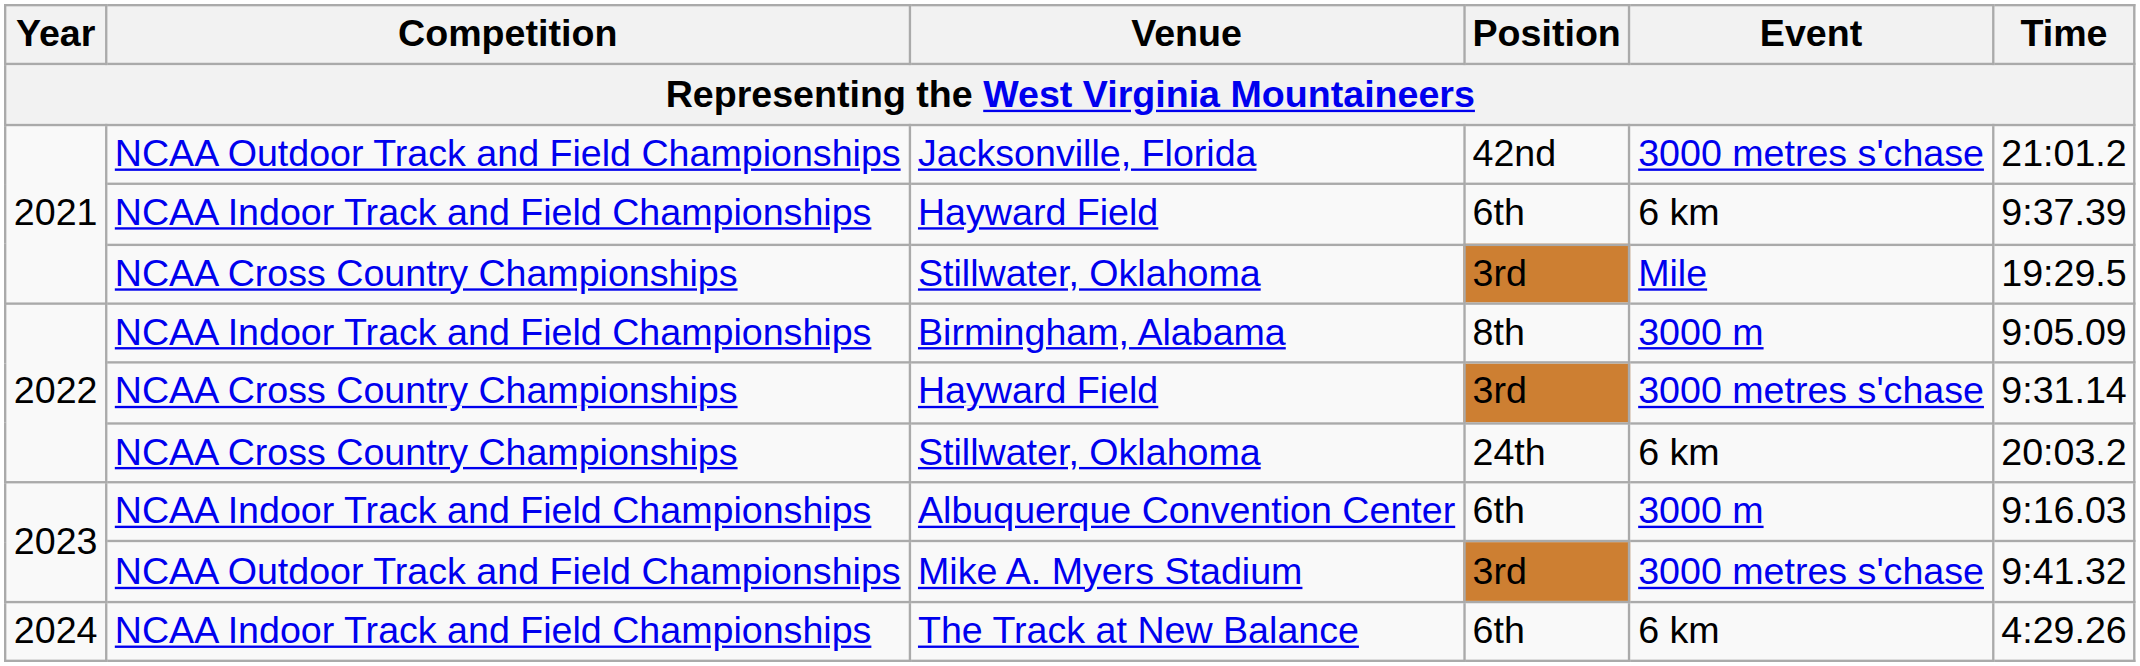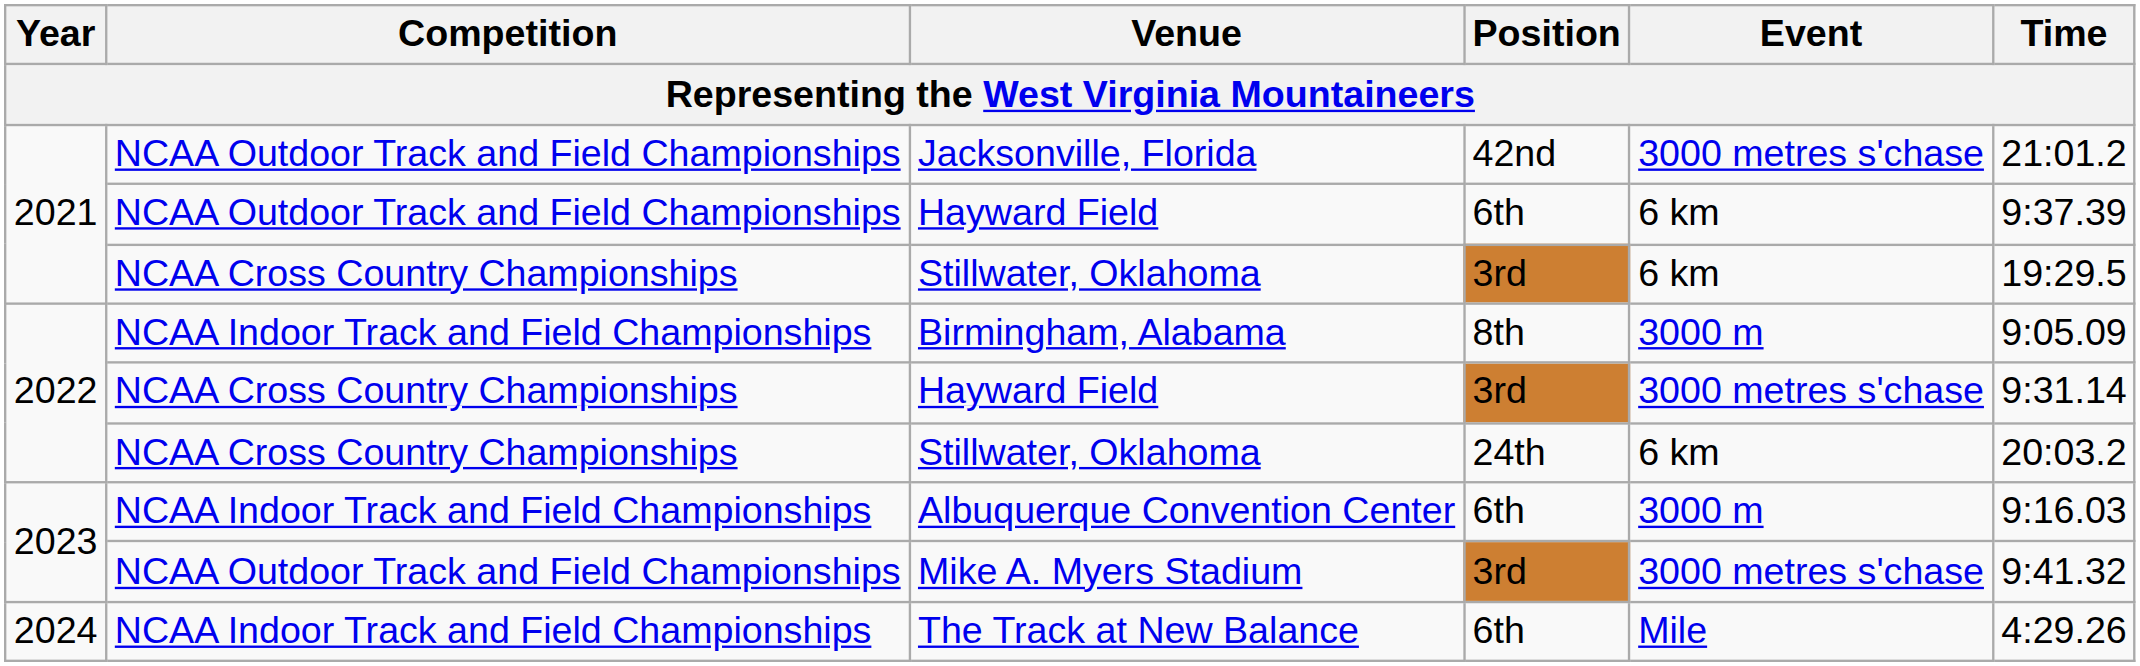(493, 213) NCAA Indoor Track and Field Championships -> (508, 213) NCAA Outdoor Track and Field Championships
(1673, 272) Mile -> (1679, 272) 6 km
(1679, 630) 6 km -> (1673, 630) Mile
